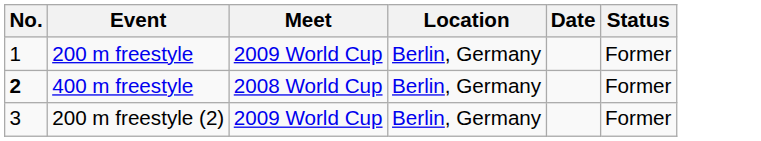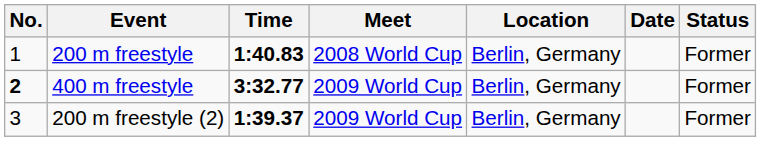+ column: (269, 20)
(308, 53) 2009 World Cup -> (388, 53) 2008 World Cup
(308, 86) 2008 World Cup -> (388, 86) 2009 World Cup
